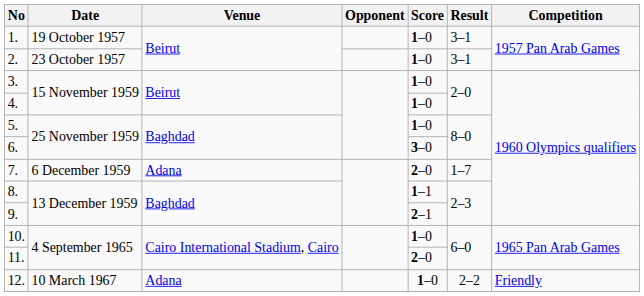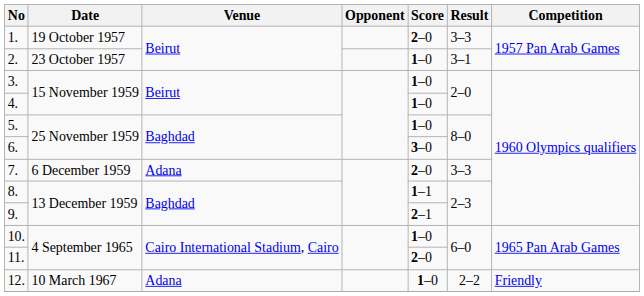(421, 37) 1–0 -> (421, 37) 2–0
(461, 37) 3–1 -> (461, 37) 3–3
(461, 170) 1–7 -> (461, 170) 3–3
